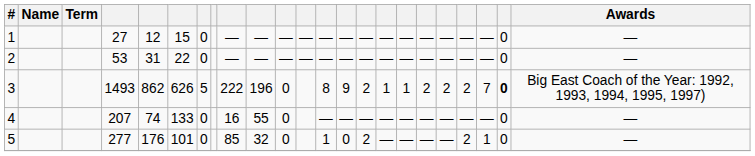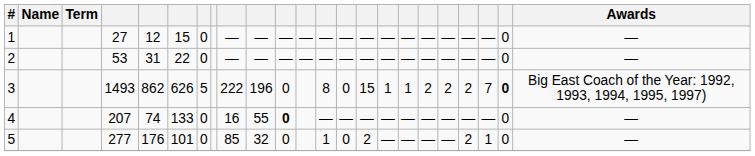(346, 88) 9 -> (346, 88) 0
(366, 88) 2 -> (367, 88) 15
(286, 118) normal -> (286, 118) bold
